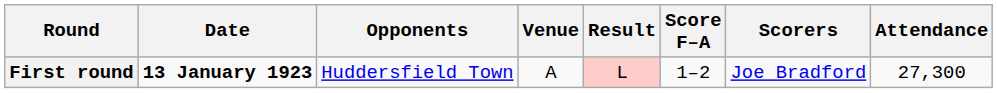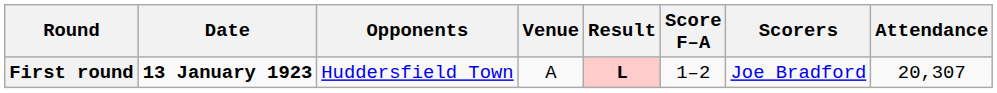(622, 73) normal -> (622, 73) bold
(932, 73) 27,300 -> (932, 73) 20,307
